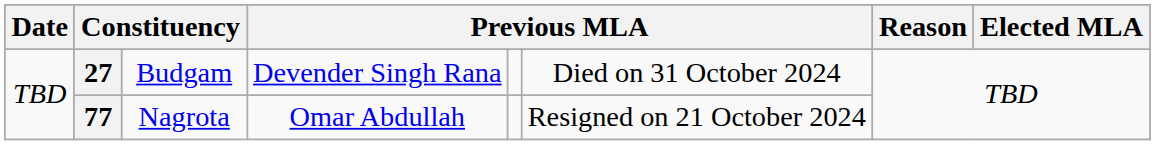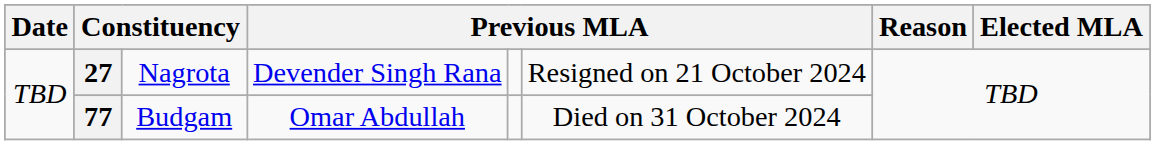(184, 71) Budgam -> (184, 71) Nagrota
(697, 71) Died on 31 October 2024 -> (697, 71) Resigned on 21 October 2024
(184, 116) Nagrota -> (184, 116) Budgam
(697, 116) Resigned on 21 October 2024 -> (697, 116) Died on 31 October 2024
